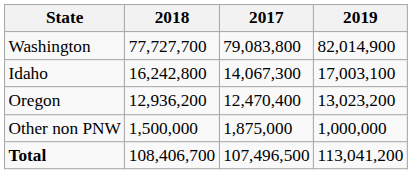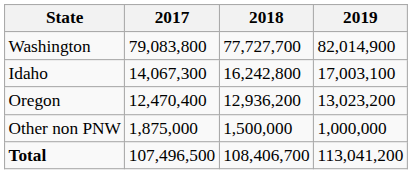columns swapped: (266, 18) <-> (172, 18)
